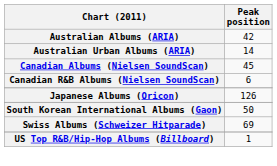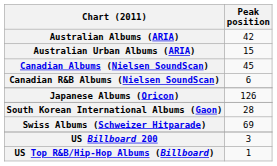(248, 51) 14 -> (248, 51) 15
(248, 110) 50 -> (248, 110) 28
+ row: (114, 139)
